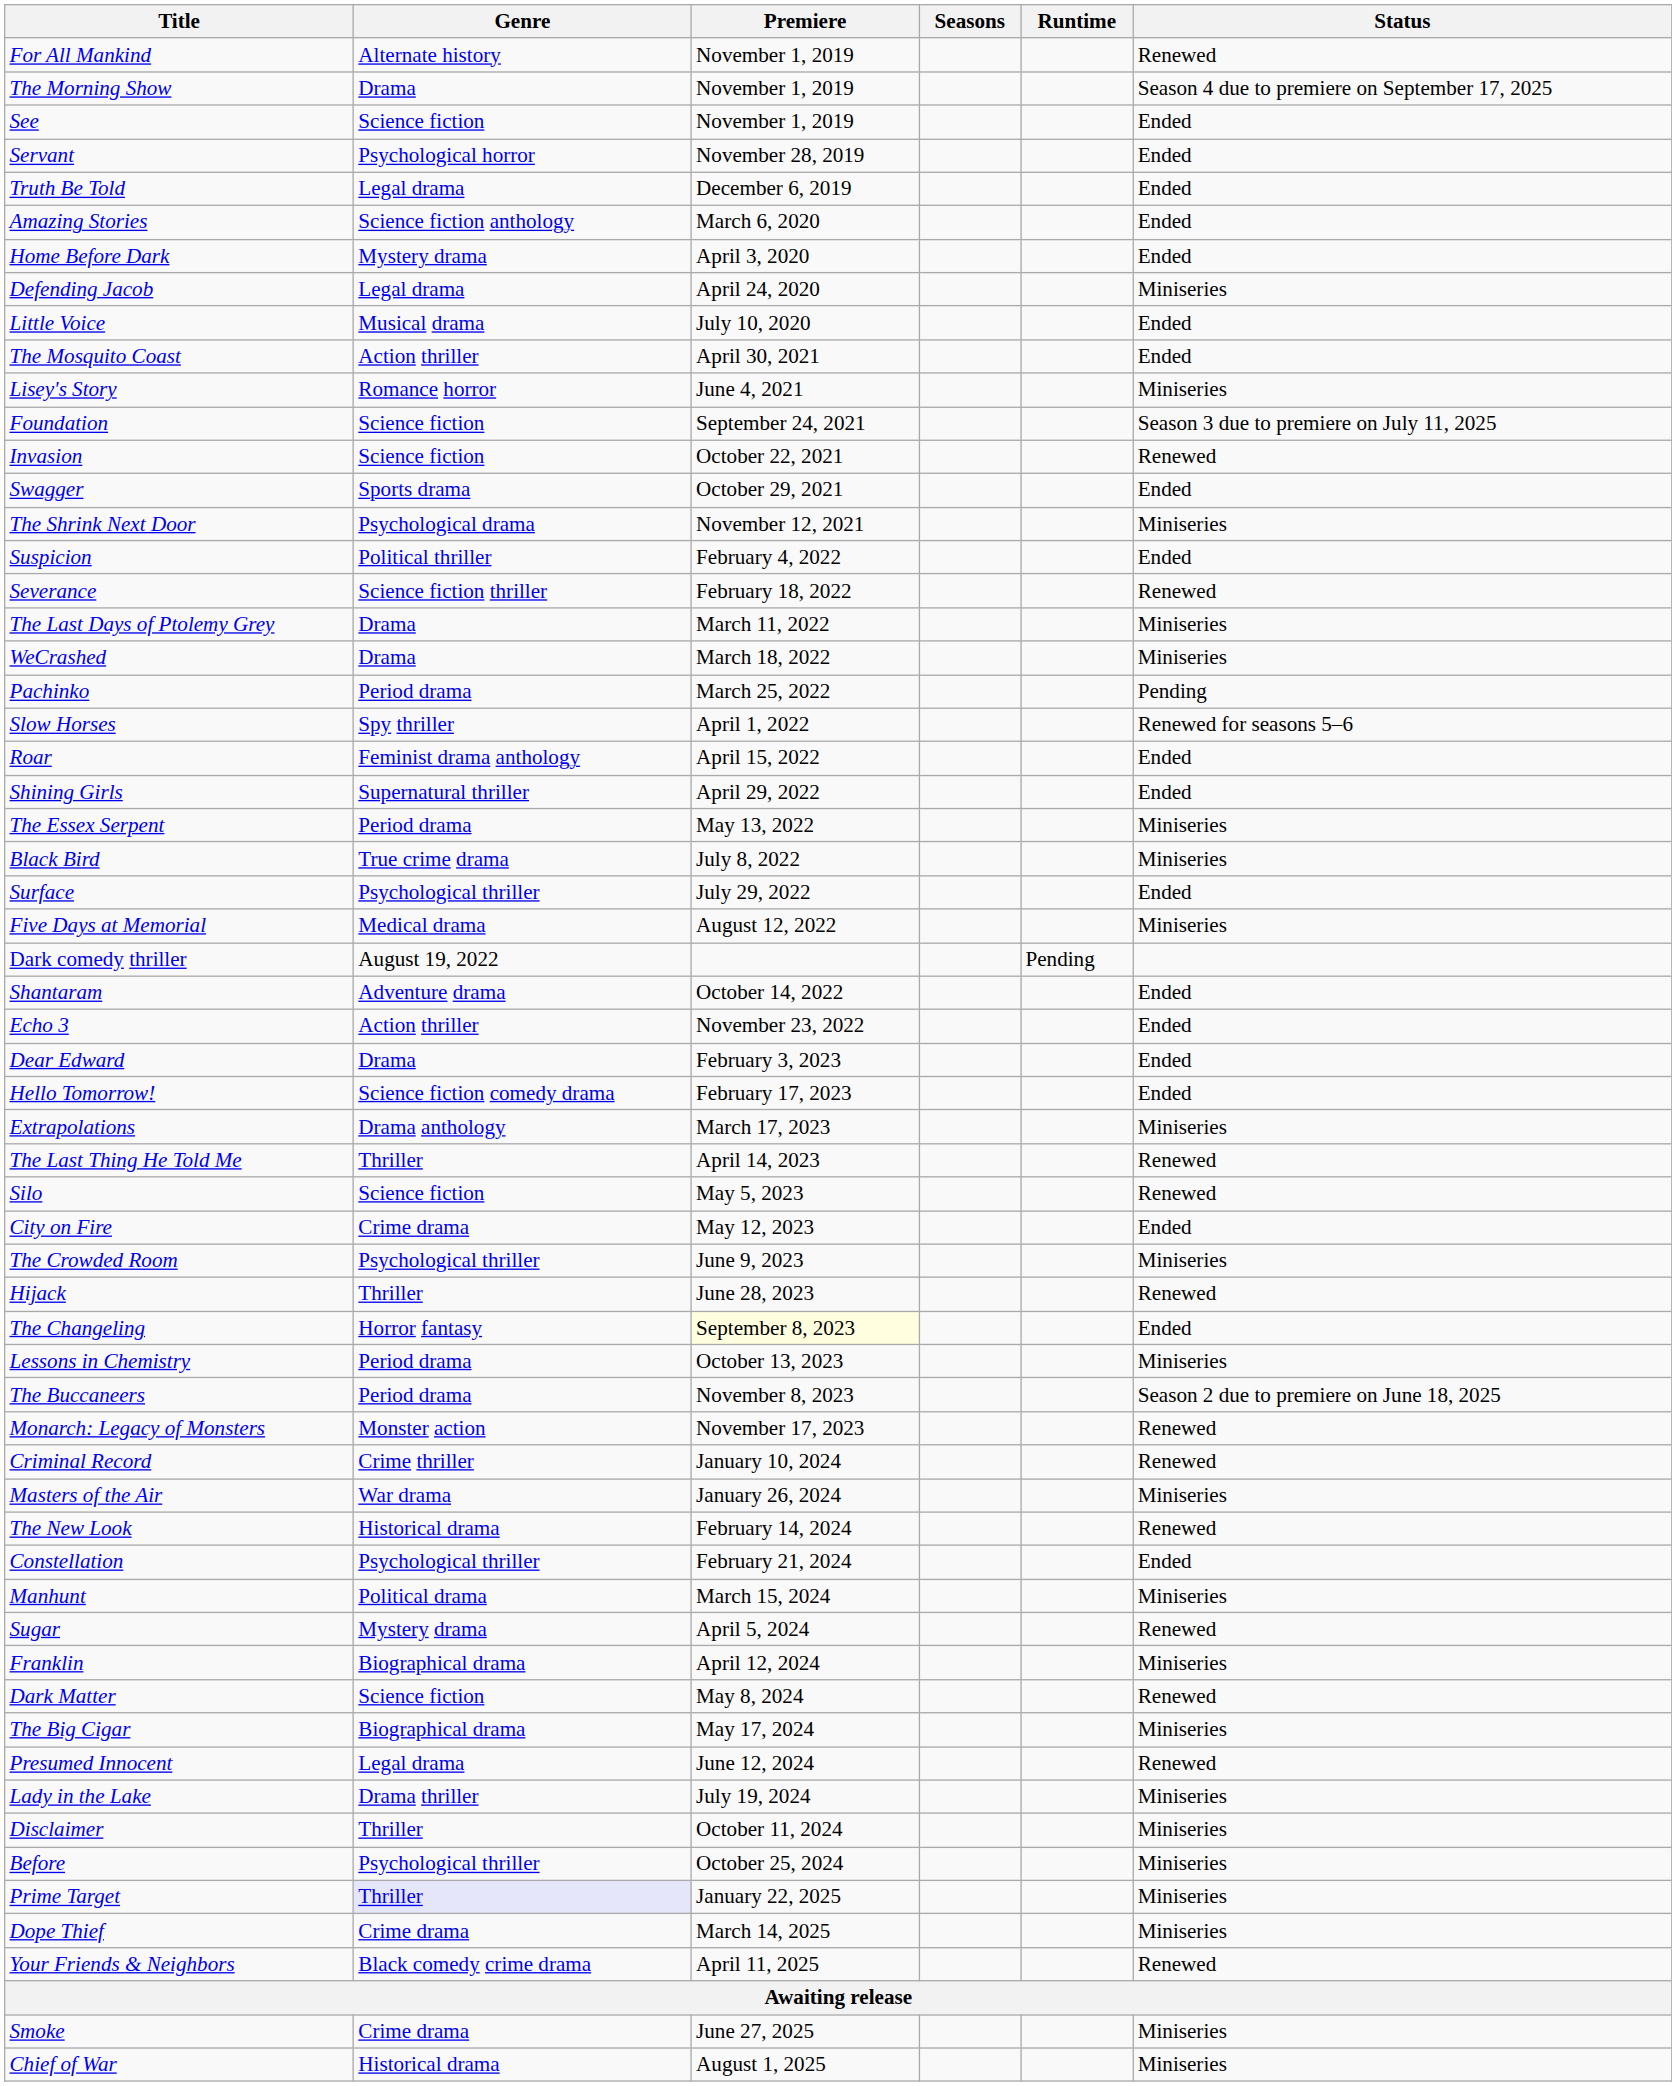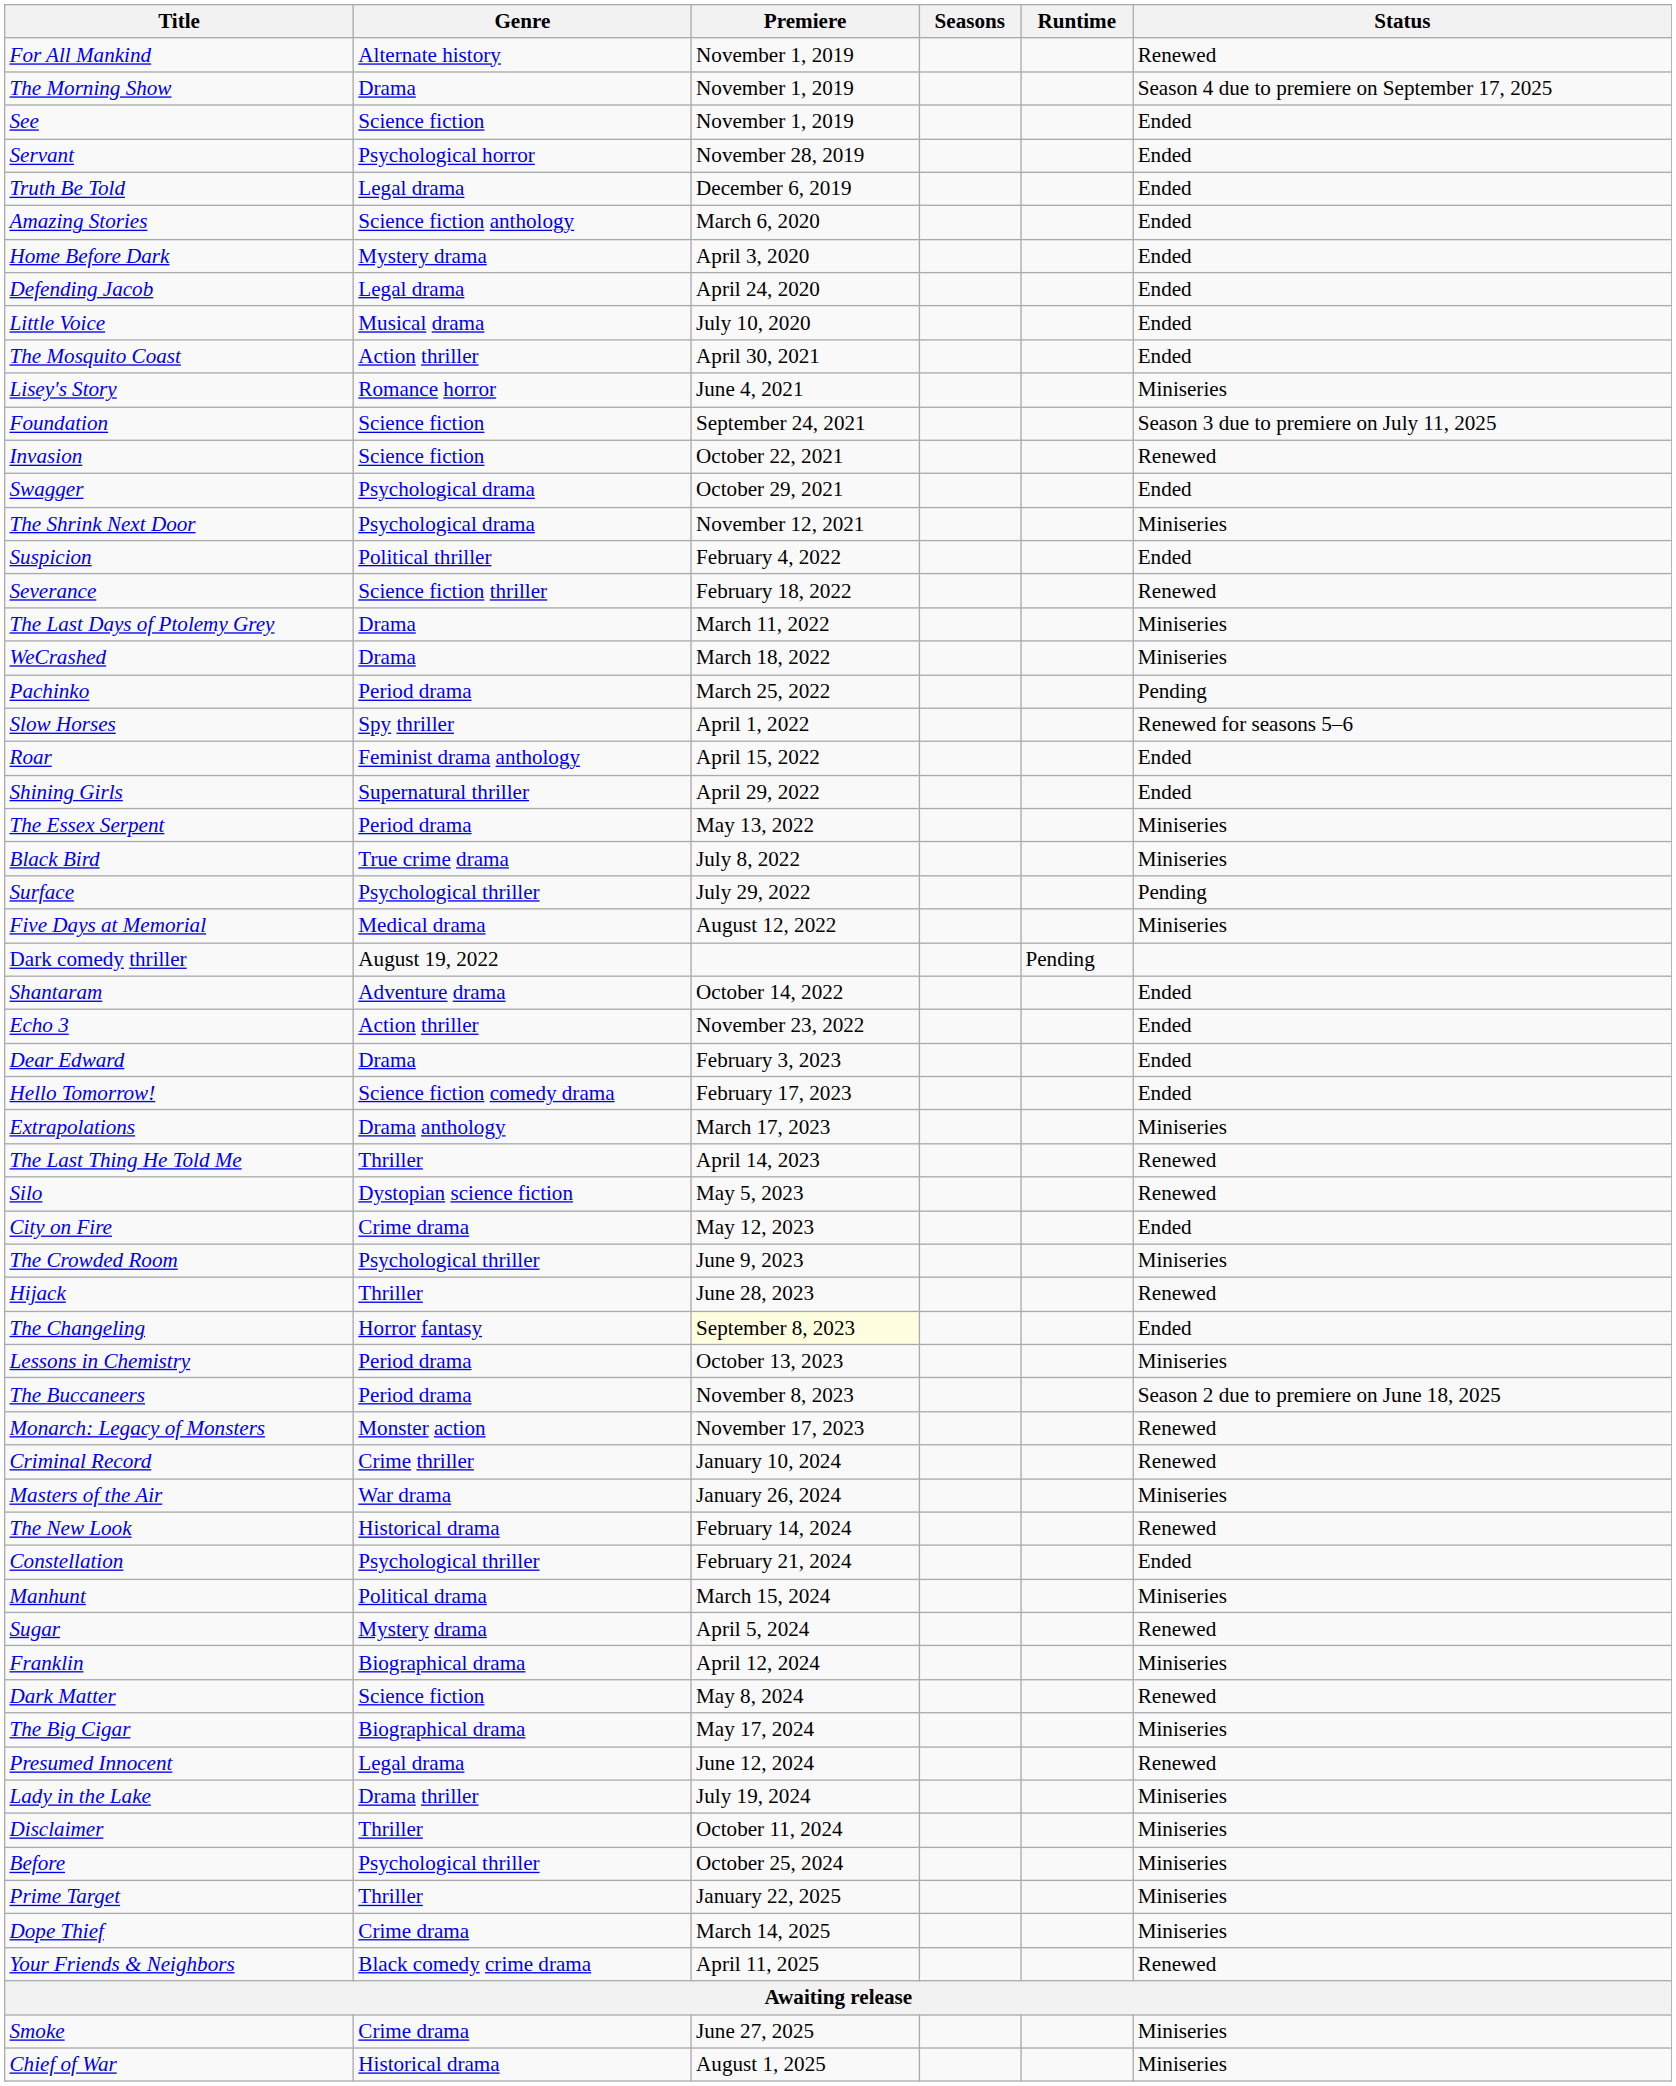(1182, 289) Miniseries -> (1165, 289) Ended
(414, 490) Sports drama -> (447, 490) Psychological drama
(1165, 892) Ended -> (1172, 892) Pending
(421, 1193) Science fiction -> (466, 1193) Dystopian science fiction
(391, 1896) lavender background -> (391, 1896) no background
